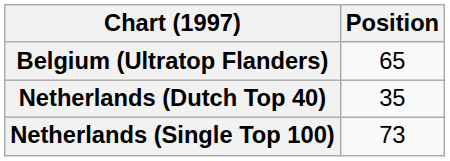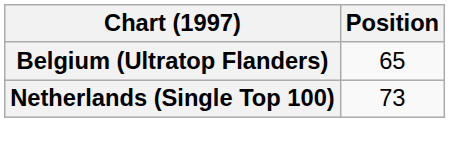- row: (172, 98)
